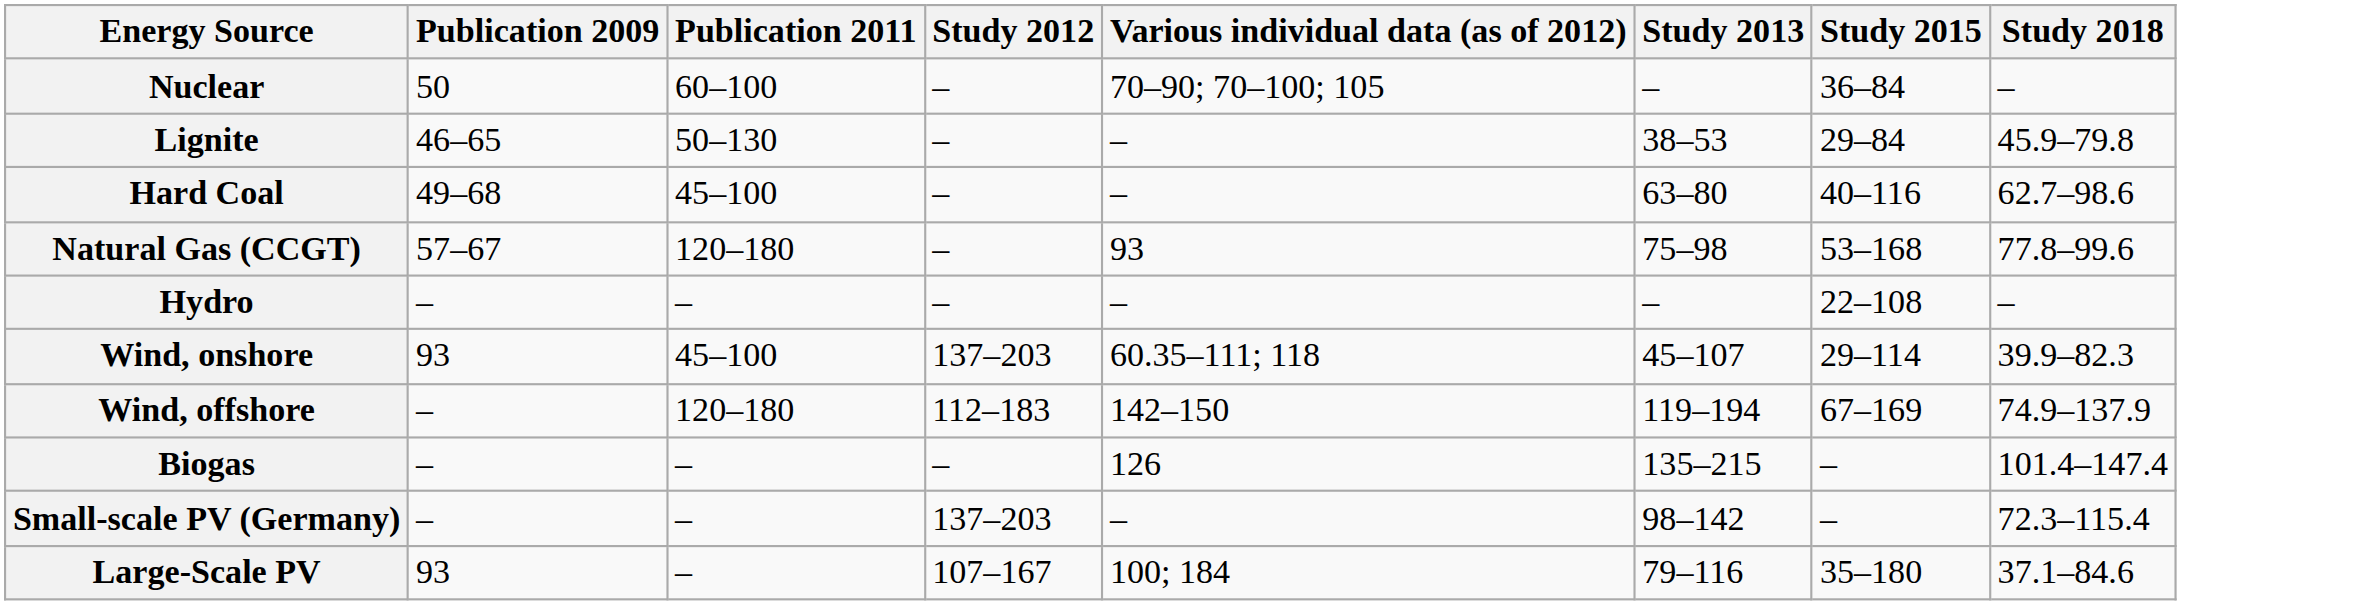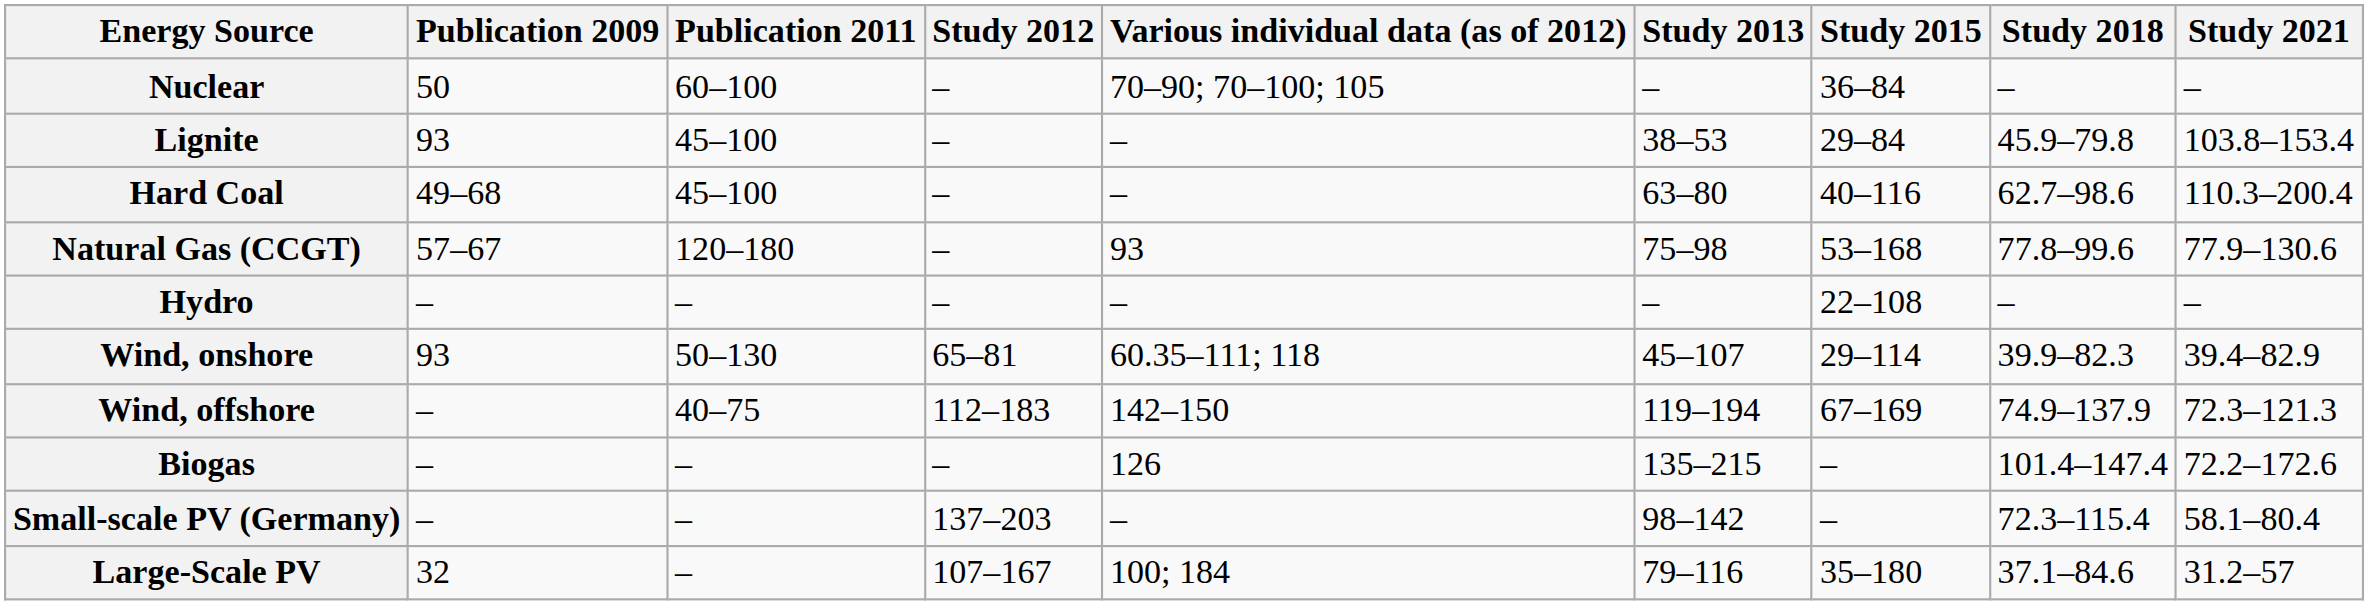+ column: (2269, 31)
(459, 139) 46–65 -> (433, 139) 93
(726, 139) 50–130 -> (726, 139) 45–100
(726, 355) 45–100 -> (726, 355) 50–130
(992, 355) 137–203 -> (975, 355) 65–81
(735, 409) 120–180 -> (718, 409) 40–75
(433, 572) 93 -> (433, 572) 32
